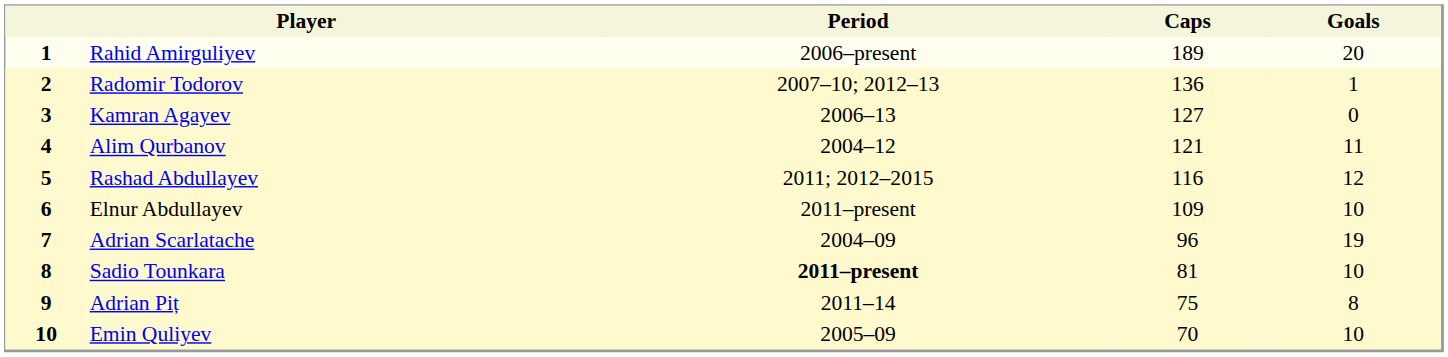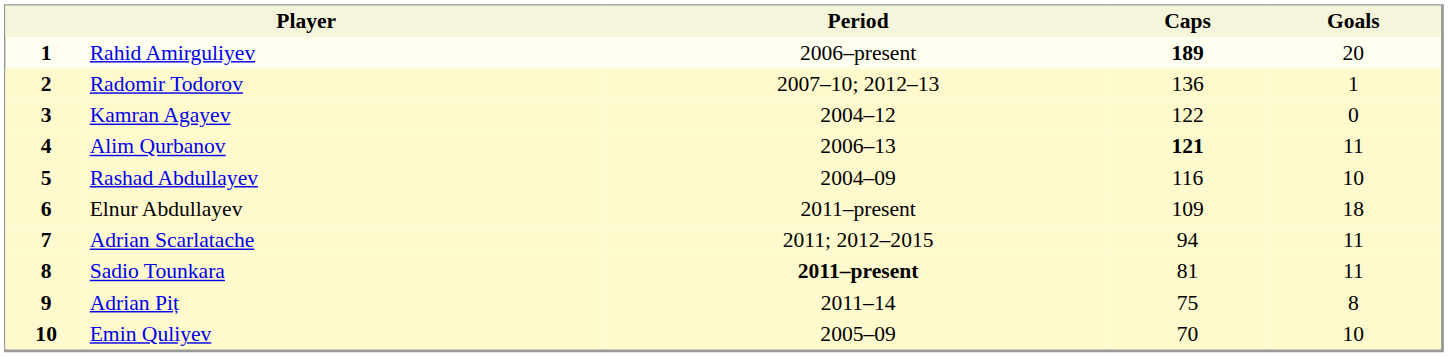(1188, 52) normal -> (1188, 52) bold
(858, 115) 2006–13 -> (858, 115) 2004–12
(1188, 115) 127 -> (1188, 115) 122
(858, 146) 2004–12 -> (858, 146) 2006–13
(1188, 146) normal -> (1188, 146) bold
(858, 177) 2011; 2012–2015 -> (858, 177) 2004–09
(1353, 177) 12 -> (1353, 177) 10
(1353, 208) 10 -> (1353, 208) 18
(858, 240) 2004–09 -> (858, 240) 2011; 2012–2015
(1188, 240) 96 -> (1188, 240) 94
(1353, 240) 19 -> (1353, 240) 11
(1353, 271) 10 -> (1353, 271) 11
